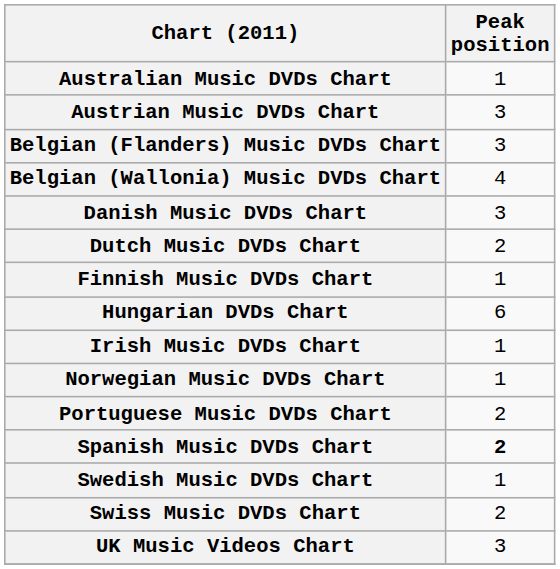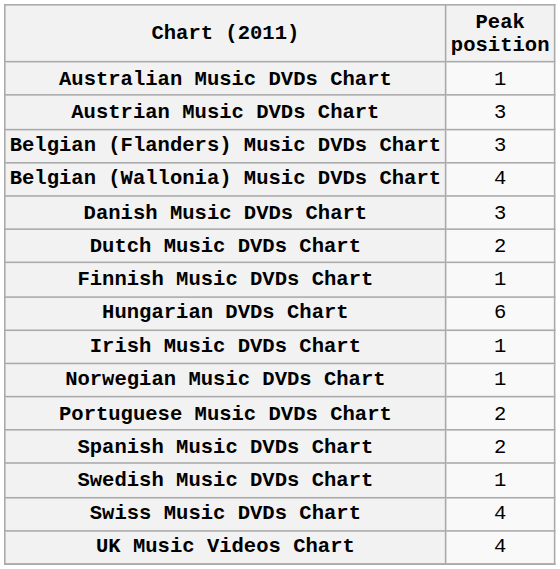(500, 447) bold -> (500, 447) normal
(500, 514) 2 -> (500, 514) 4
(500, 547) 3 -> (500, 547) 4
